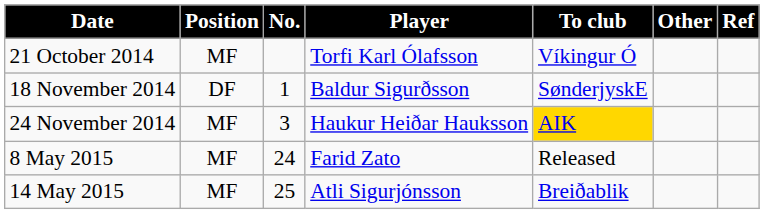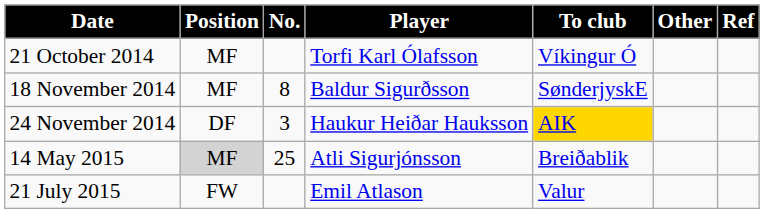(222, 89) DF -> (222, 89) MF
(285, 89) 1 -> (285, 89) 8
(222, 123) MF -> (222, 123) DF
- row: (61, 157)
(222, 191) no background -> (222, 157) lightgrey background
+ row: (65, 191)
